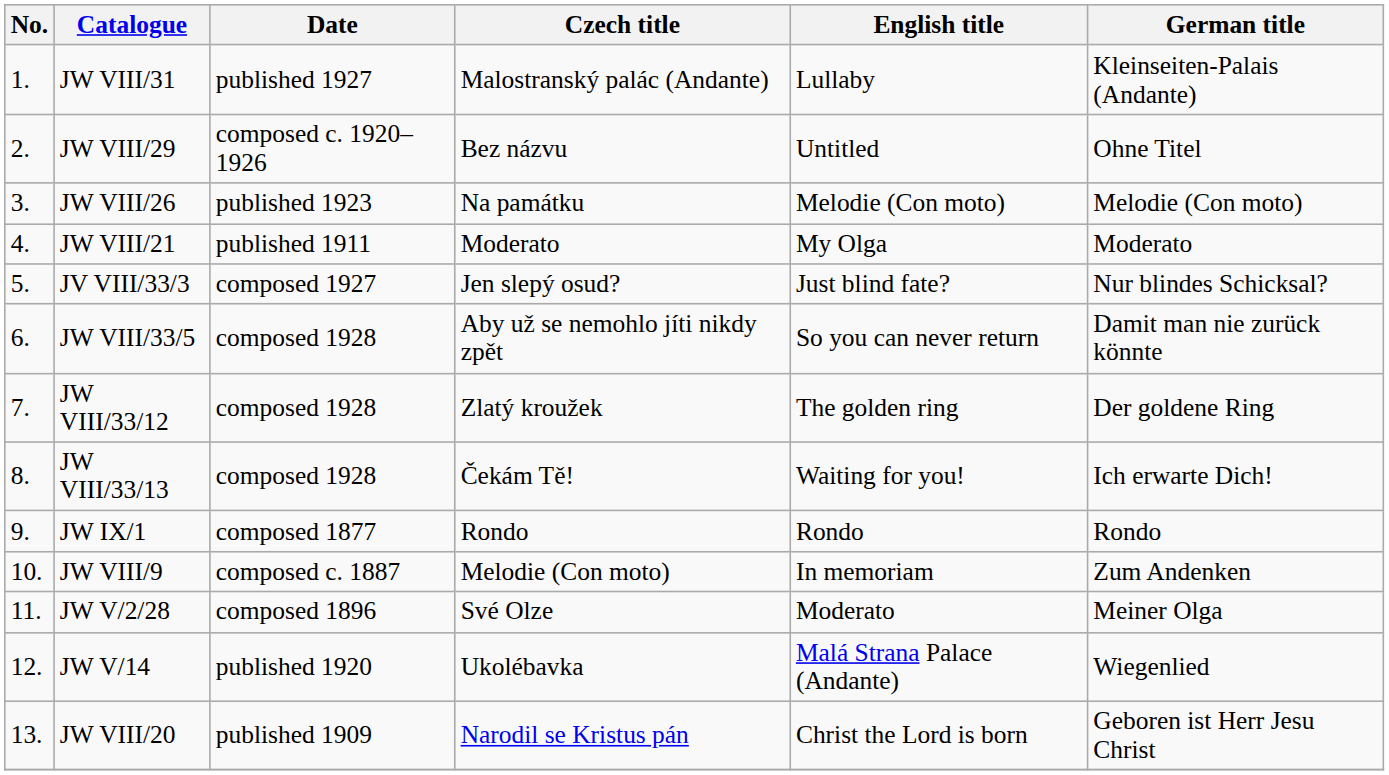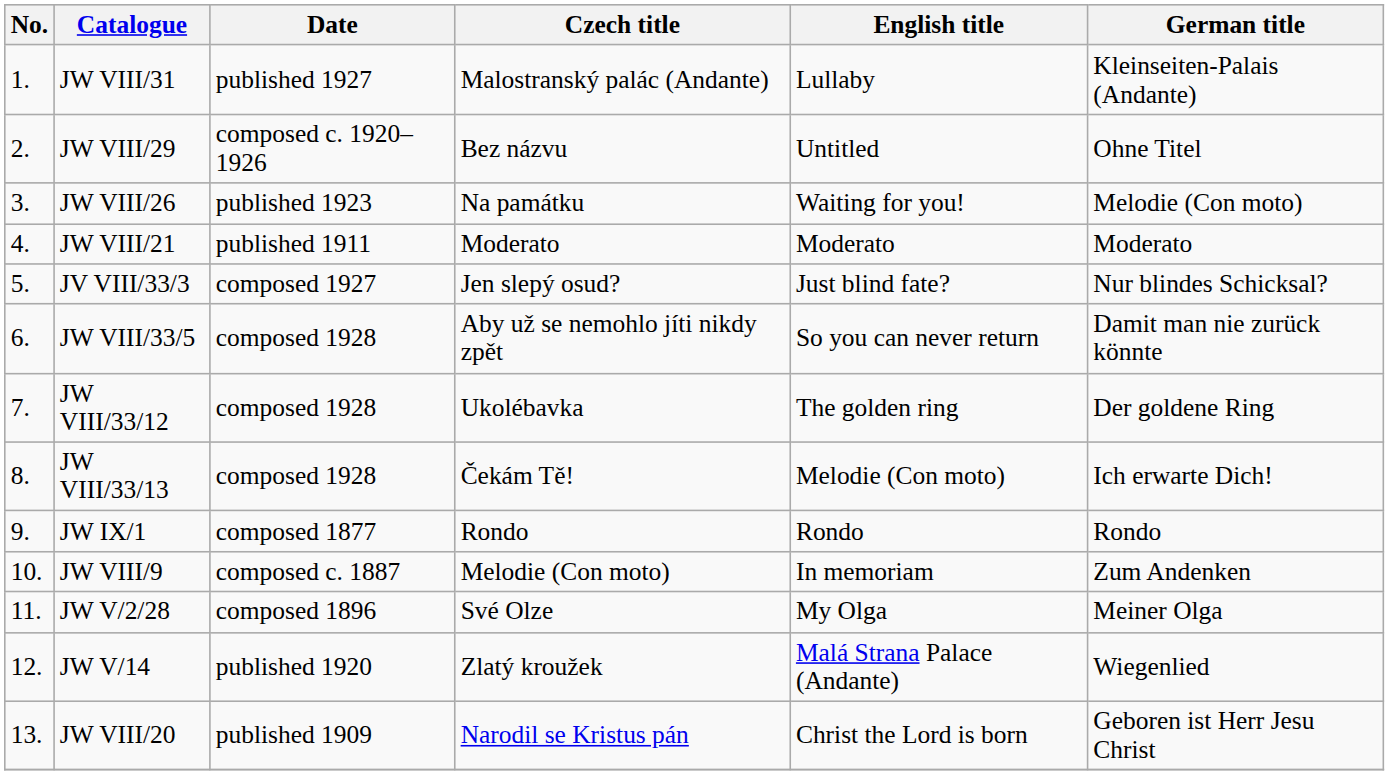(900, 202) Melodie (Con moto) -> (880, 202) Waiting for you!
(841, 243) My Olga -> (845, 243) Moderato
(532, 407) Zlatý kroužek -> (522, 407) Ukolébavka
(880, 476) Waiting for you! -> (900, 476) Melodie (Con moto)
(845, 611) Moderato -> (841, 611) My Olga
(522, 666) Ukolébavka -> (532, 666) Zlatý kroužek
